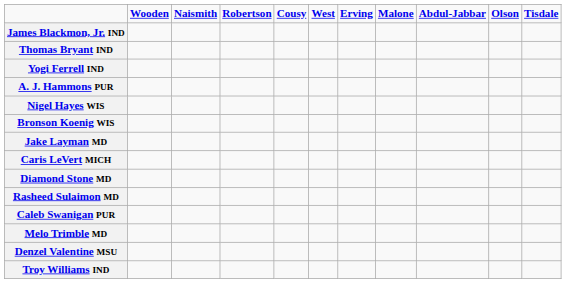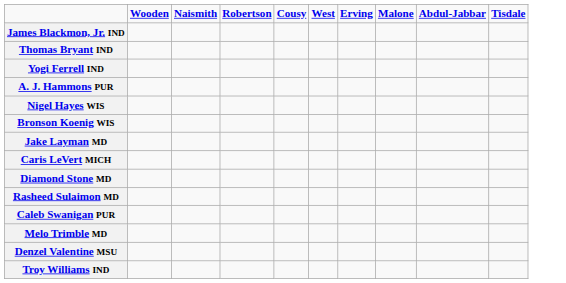- column: (505, 14)
